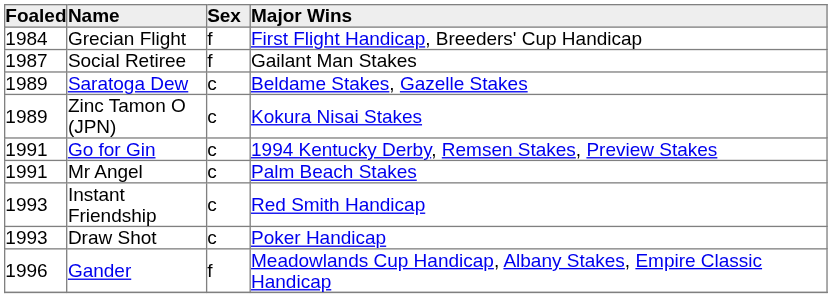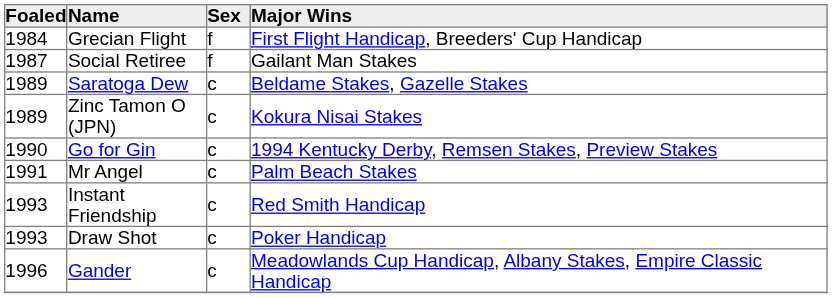(26, 149) 1991 -> (26, 149) 1990
(210, 271) f -> (212, 271) c
